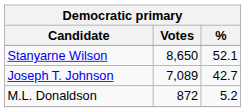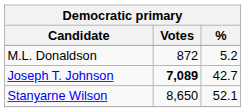rows swapped: (57, 56) <-> (52, 96)
(182, 76) normal -> (182, 76) bold
